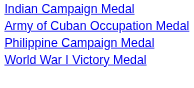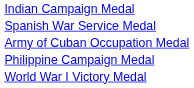+ row: (80, 26)
